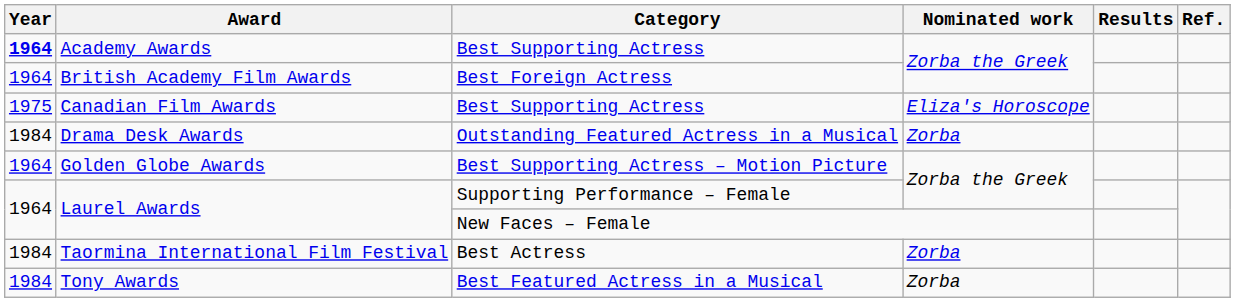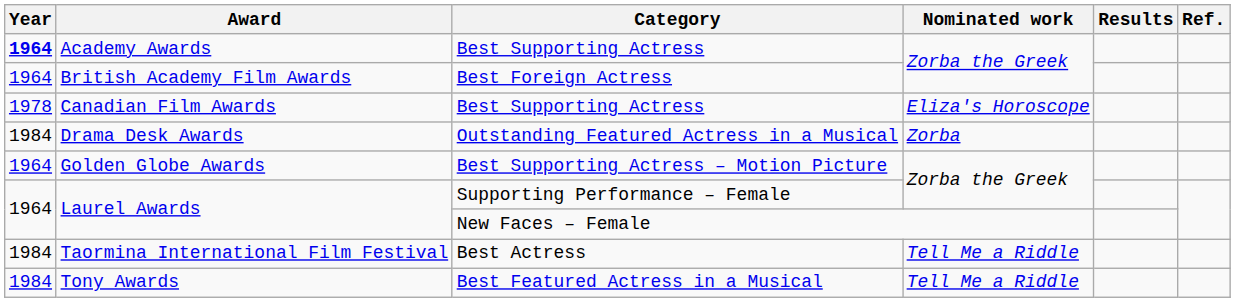(31, 107) 1975 -> (31, 107) 1978
(934, 253) Zorba -> (993, 253) Tell Me a Riddle
(934, 282) Zorba -> (993, 282) Tell Me a Riddle
